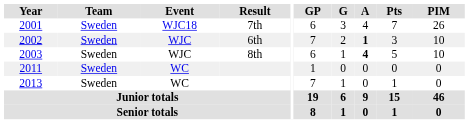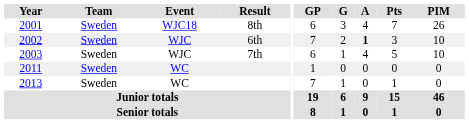(255, 25) 7th -> (255, 25) 8th
(255, 54) 8th -> (255, 54) 7th
(365, 54) bold -> (365, 54) normal
